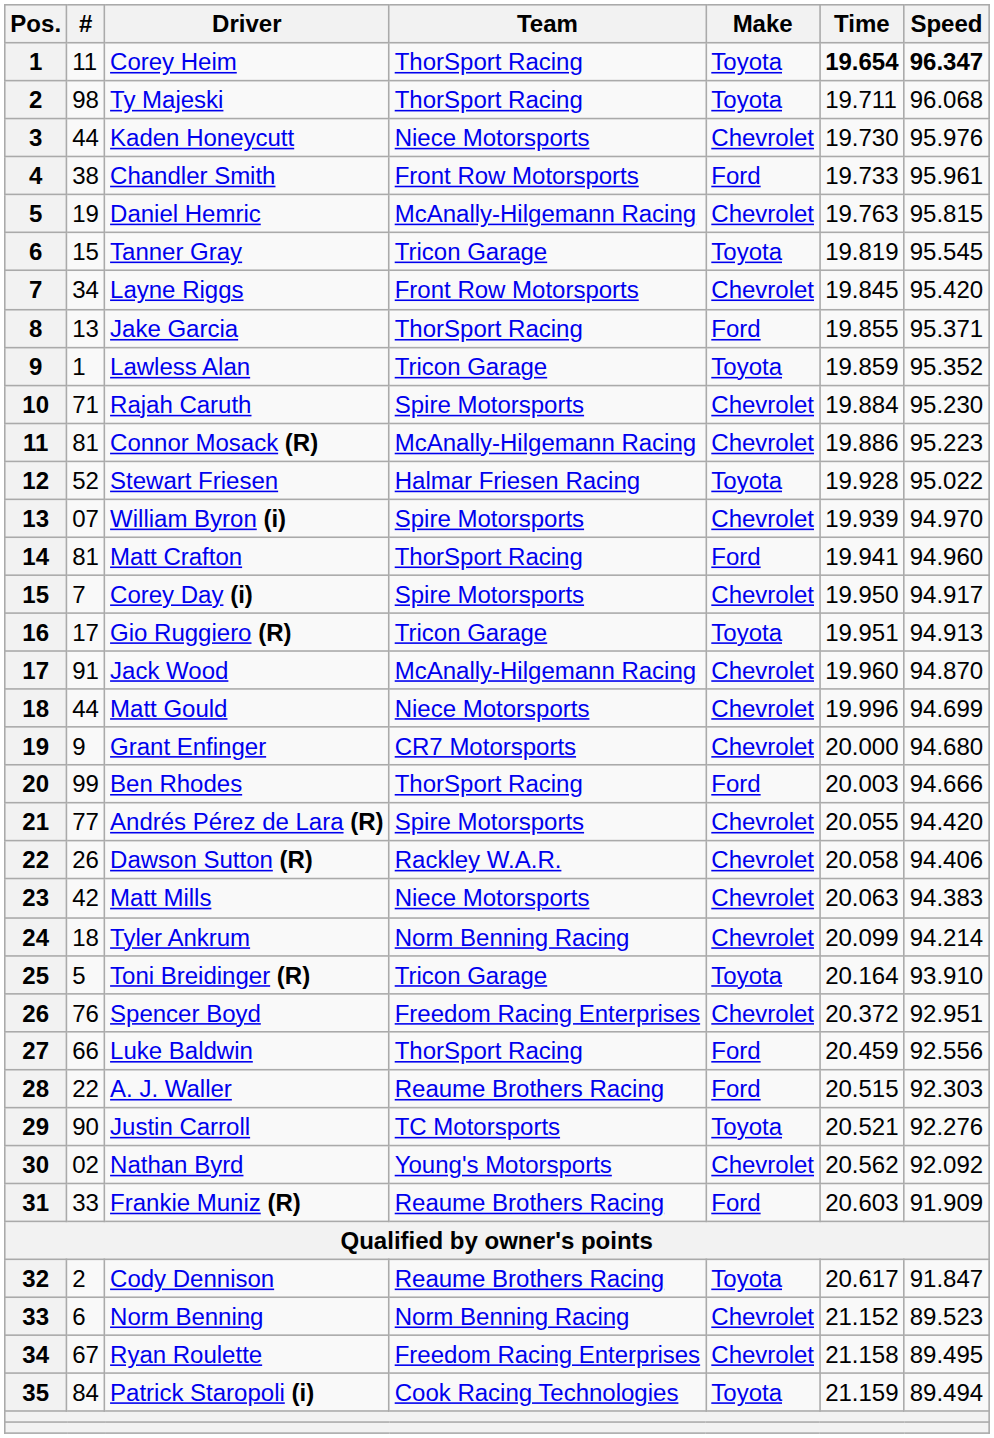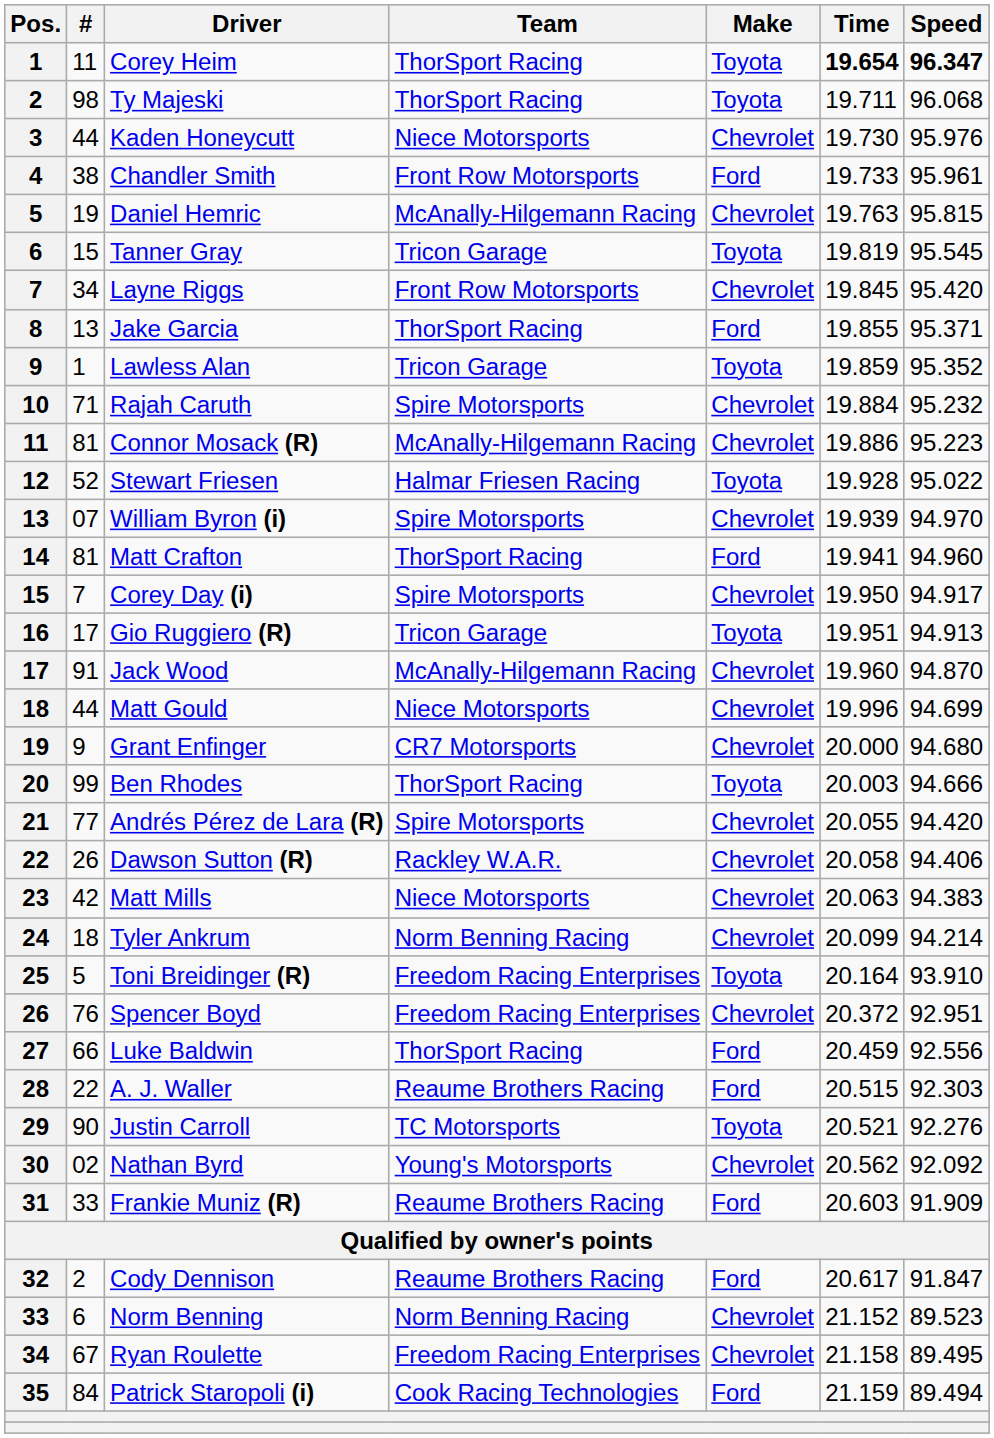(946, 404) 95.230 -> (946, 404) 95.232
(736, 784) Ford -> (747, 784) Toyota
(471, 974) Tricon Garage -> (547, 974) Freedom Racing Enterprises
(747, 1279) Toyota -> (736, 1279) Ford
(747, 1393) Toyota -> (736, 1393) Ford
